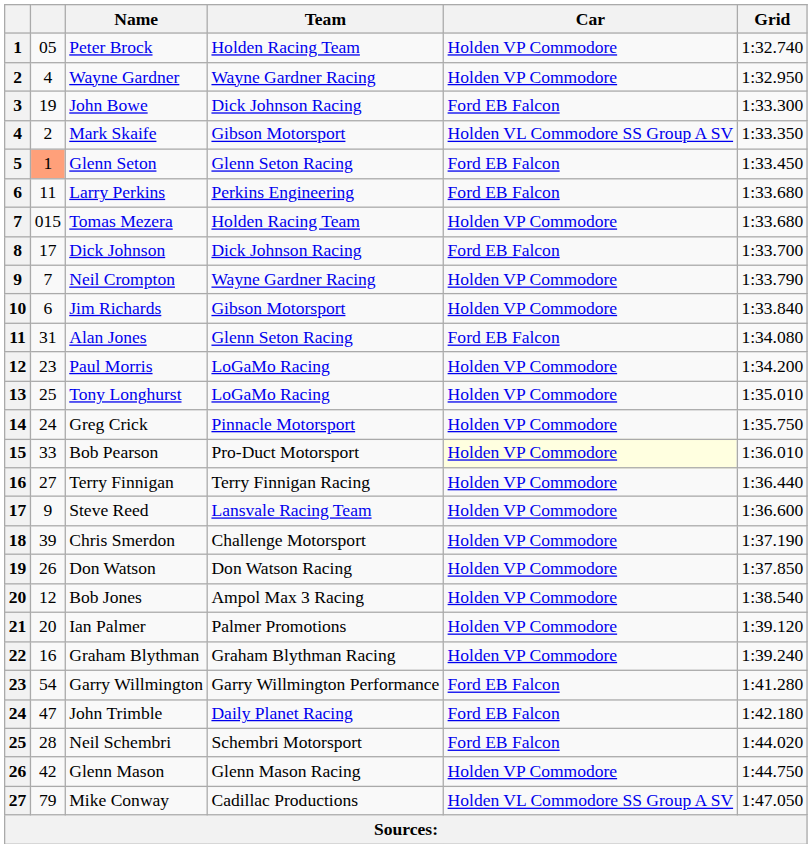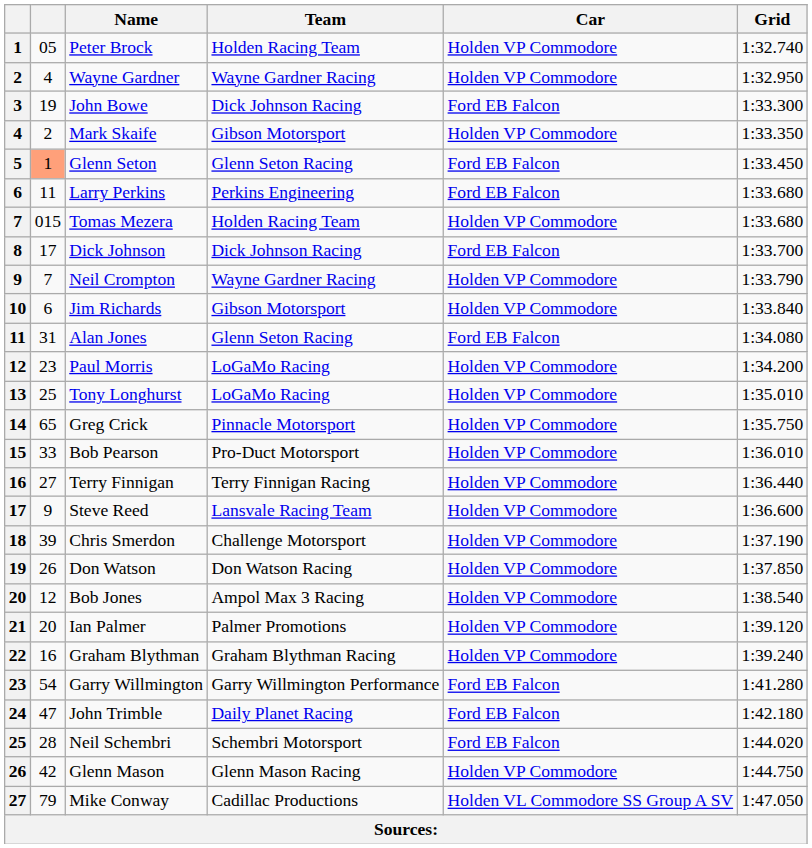(590, 134) Holden VL Commodore SS Group A SV -> (532, 134) Holden VP Commodore
(48, 423) 24 -> (48, 423) 65
(532, 452) lightyellow background -> (532, 452) no background
